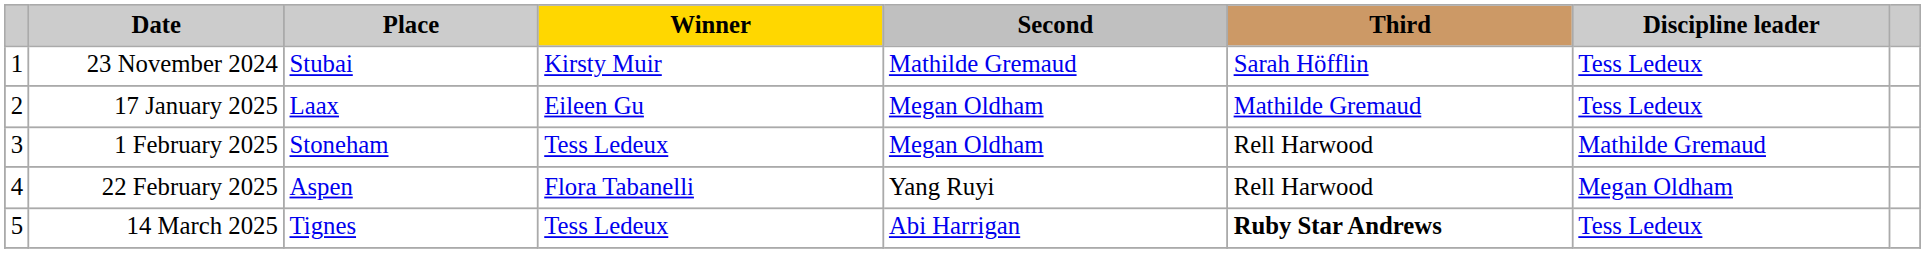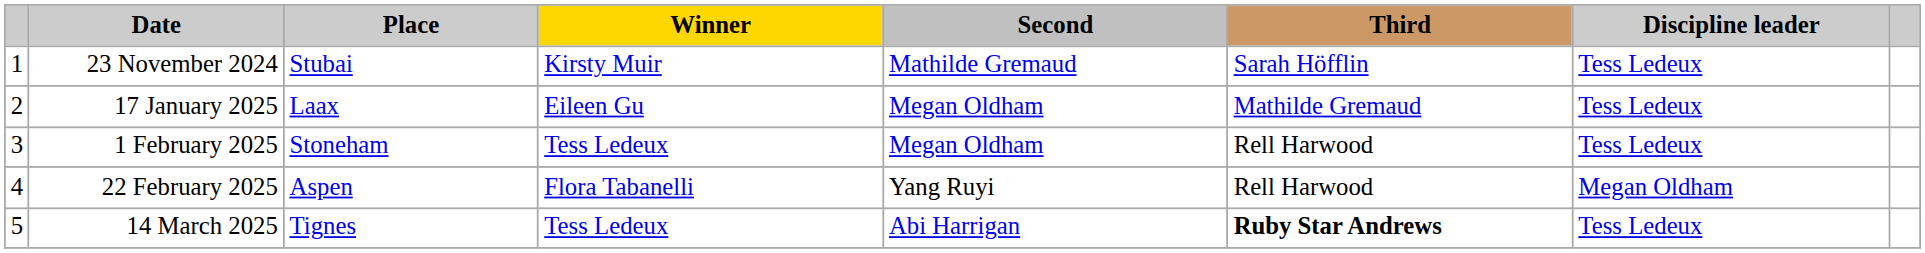(1672, 146) Mathilde Gremaud -> (1640, 146) Tess Ledeux
